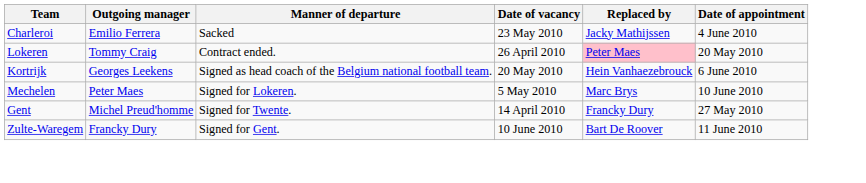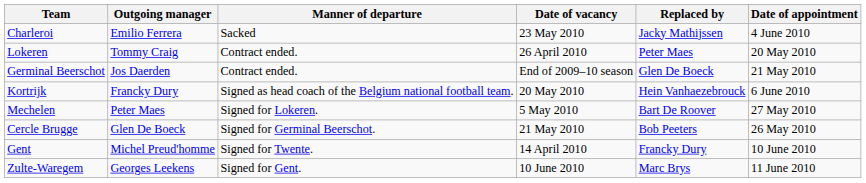(613, 52) pink background -> (666, 52) no background
+ row: (56, 71)
(131, 71) Georges Leekens -> (144, 91) Francky Dury
(611, 91) Marc Brys -> (677, 110) Bart De Roover
(730, 91) 10 June 2010 -> (783, 110) 27 May 2010
+ row: (42, 129)
(730, 110) 27 May 2010 -> (783, 149) 10 June 2010
(123, 129) Francky Dury -> (152, 168) Georges Leekens
(624, 129) Bart De Roover -> (664, 168) Marc Brys
